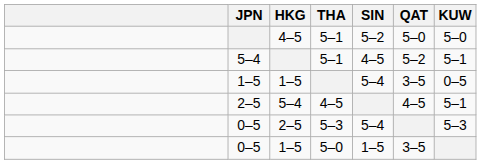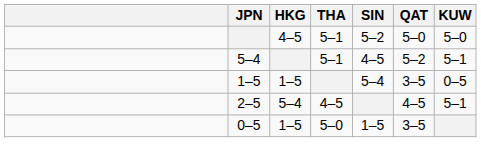- row: (249, 125)
